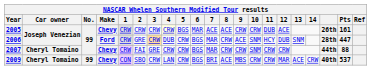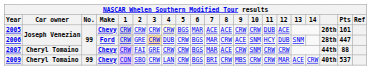(226, 50) CRW -> (226, 50) ACE
(226, 60) ACE -> (226, 60) CRW
